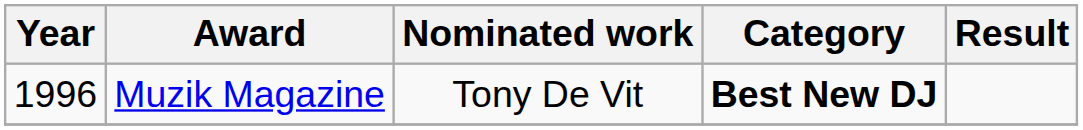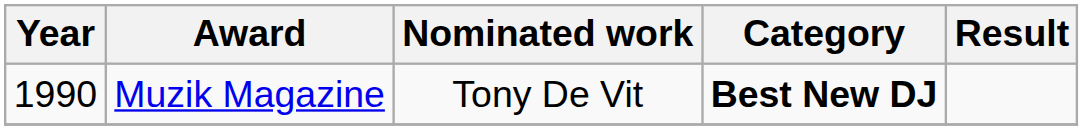(55, 93) 1996 -> (55, 93) 1990
